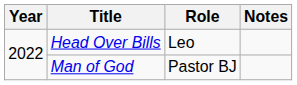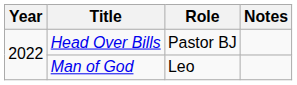(181, 42) Leo -> (202, 42) Pastor BJ
(202, 67) Pastor BJ -> (181, 67) Leo
